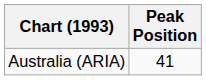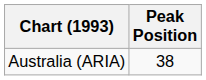(165, 61) 41 -> (165, 61) 38
